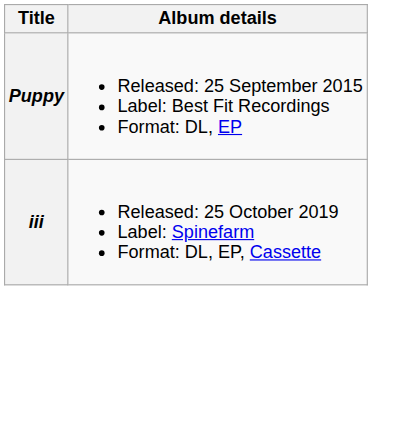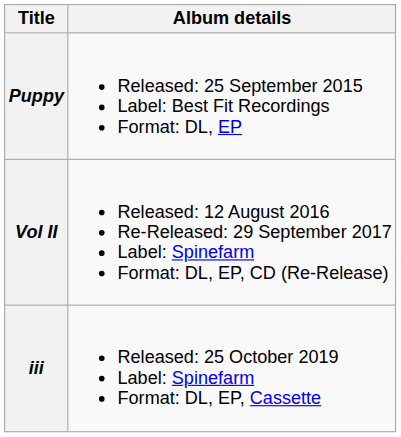+ row: (36, 232)
